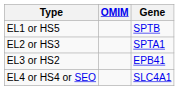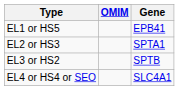(147, 28) SPTB -> (149, 28) EPB41
(149, 61) EPB41 -> (147, 61) SPTB
